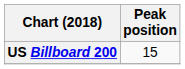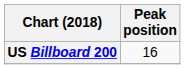(150, 52) 15 -> (150, 52) 16
